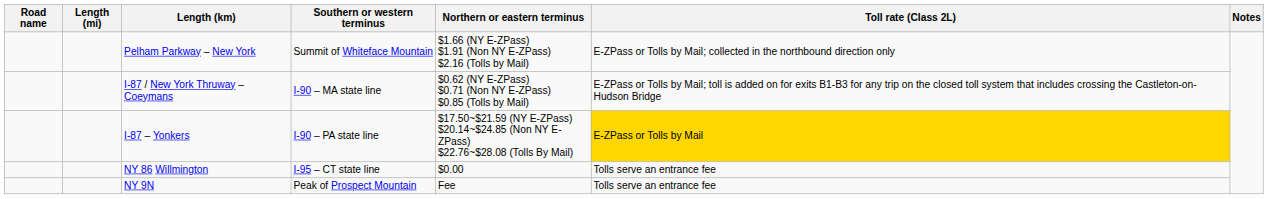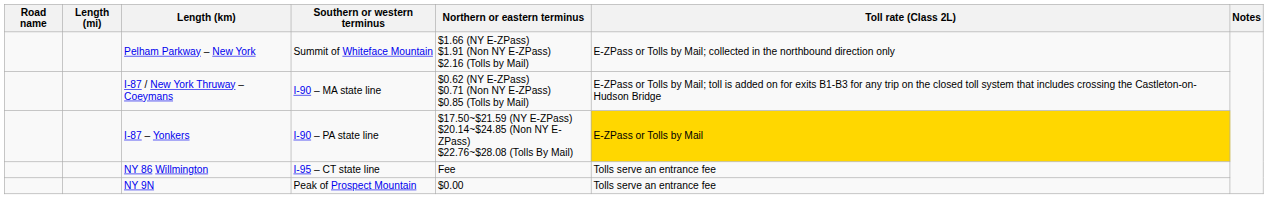(451, 169) $0.00 -> (447, 169) Fee
(447, 185) Fee -> (451, 185) $0.00
